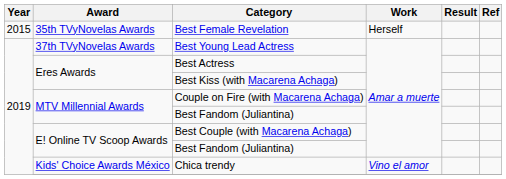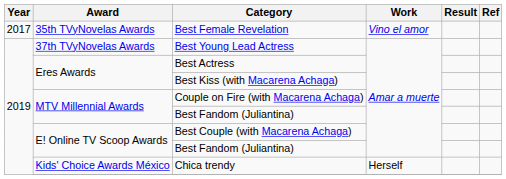(19, 30) 2015 -> (19, 30) 2017
(385, 30) Herself -> (398, 30) Vino el amor
(398, 166) Vino el amor -> (385, 166) Herself
